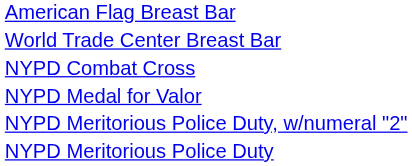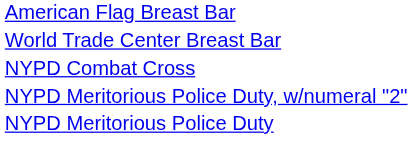- row: (103, 96)
